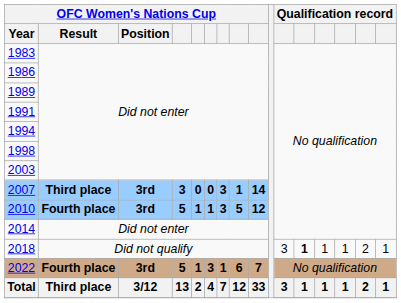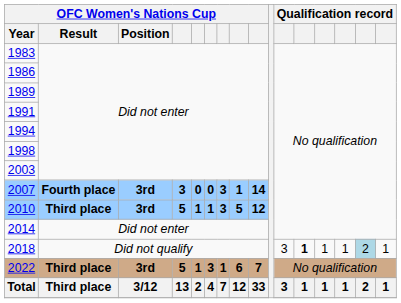(78, 190) Third place -> (78, 190) Fourth place
(78, 209) Fourth place -> (78, 209) Third place
(365, 248) no background -> (365, 248) lightblue background
(78, 268) Fourth place -> (78, 268) Third place
